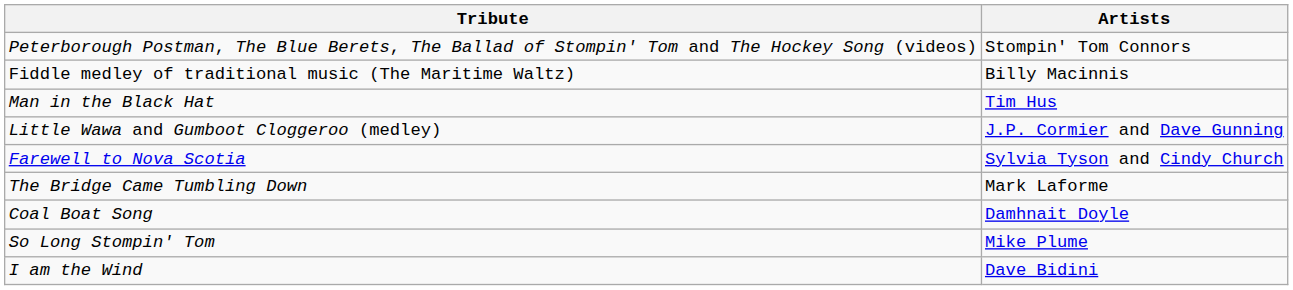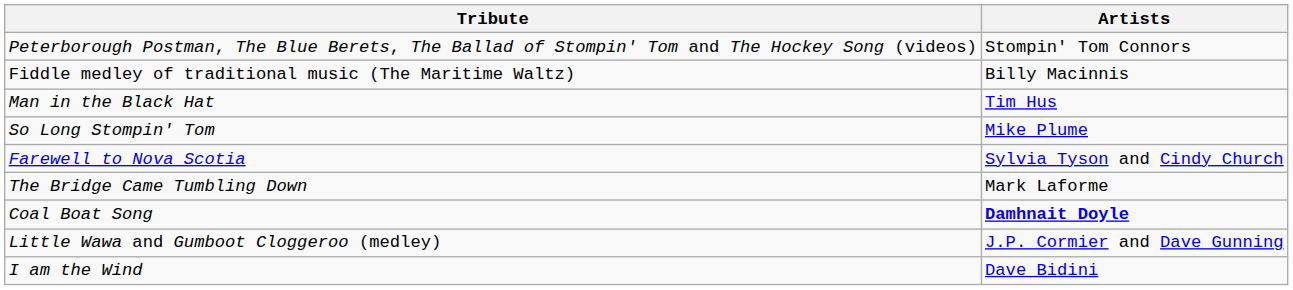rows swapped: (225, 131) <-> (112, 242)
(1057, 214) normal -> (1057, 214) bold
